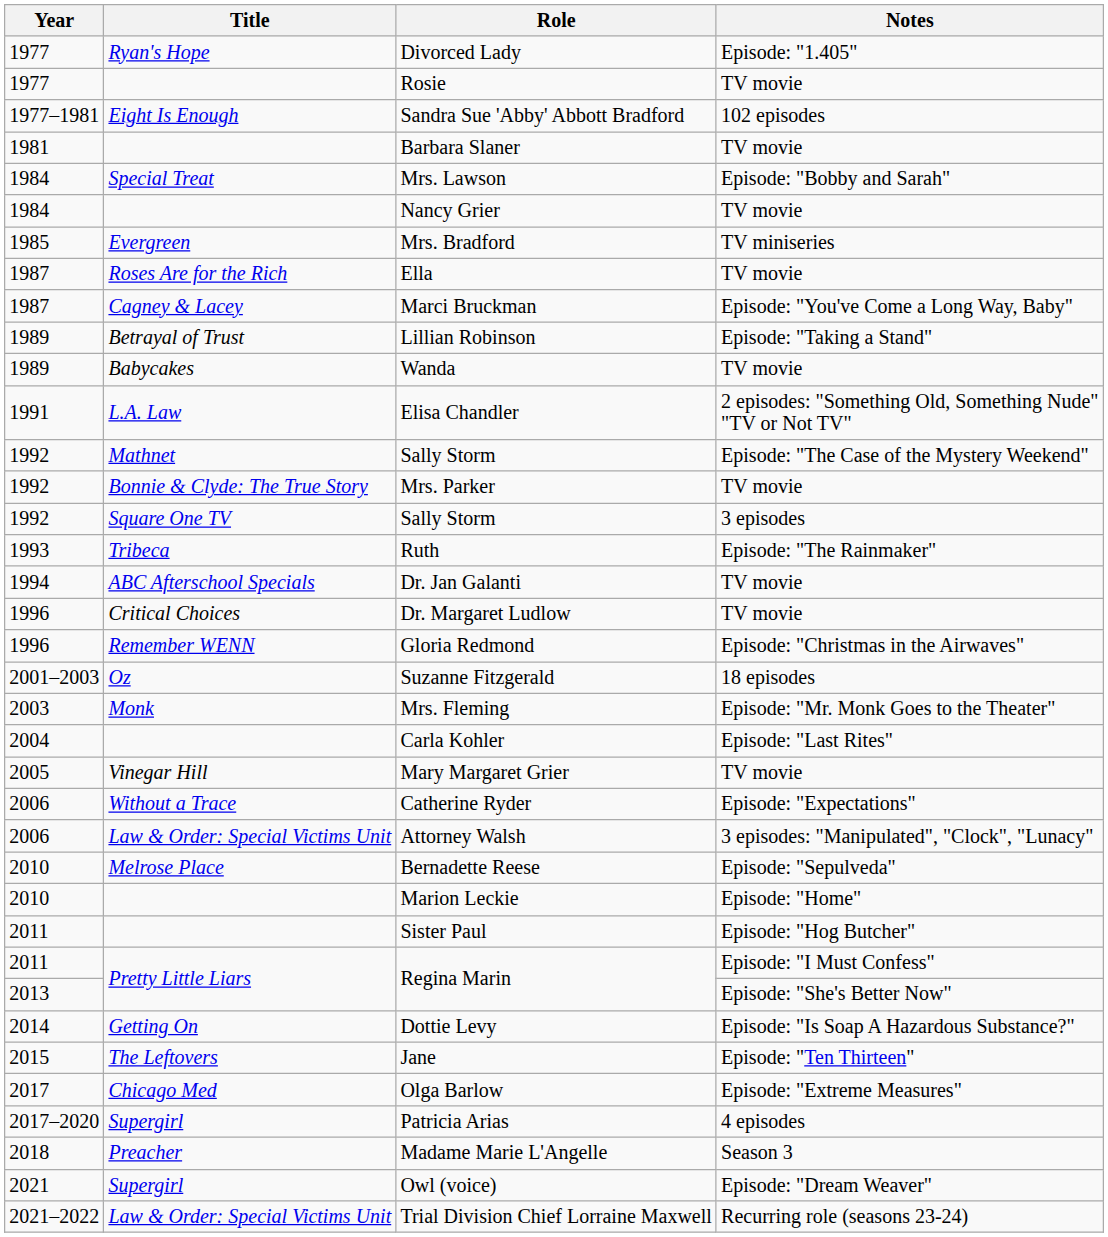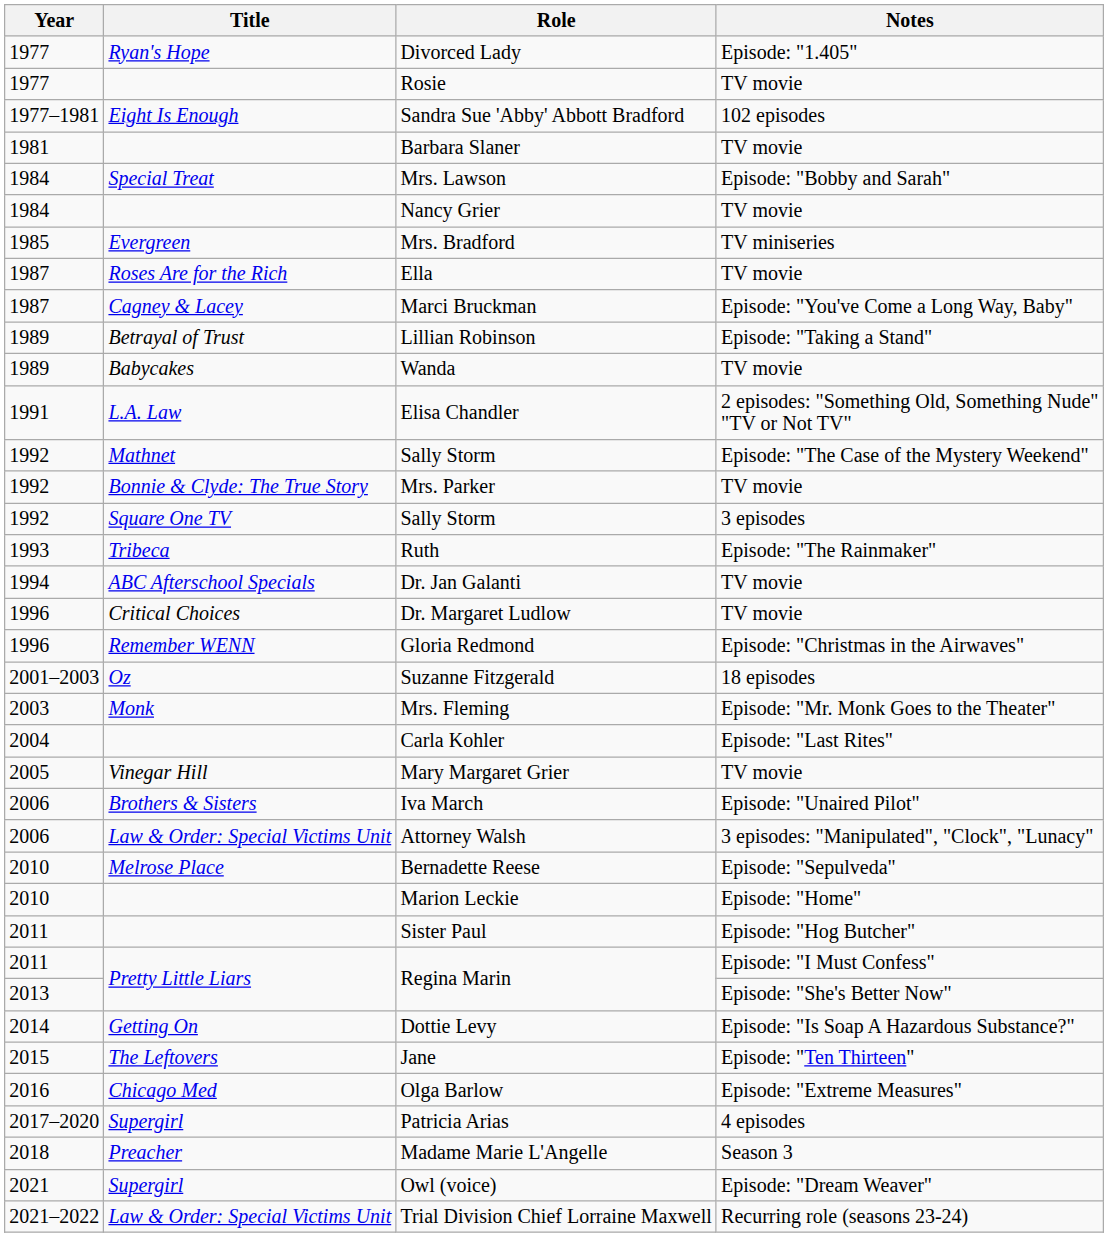+ row: (442, 804)
- row: (466, 804)
(29, 1089) 2017 -> (29, 1089) 2016
